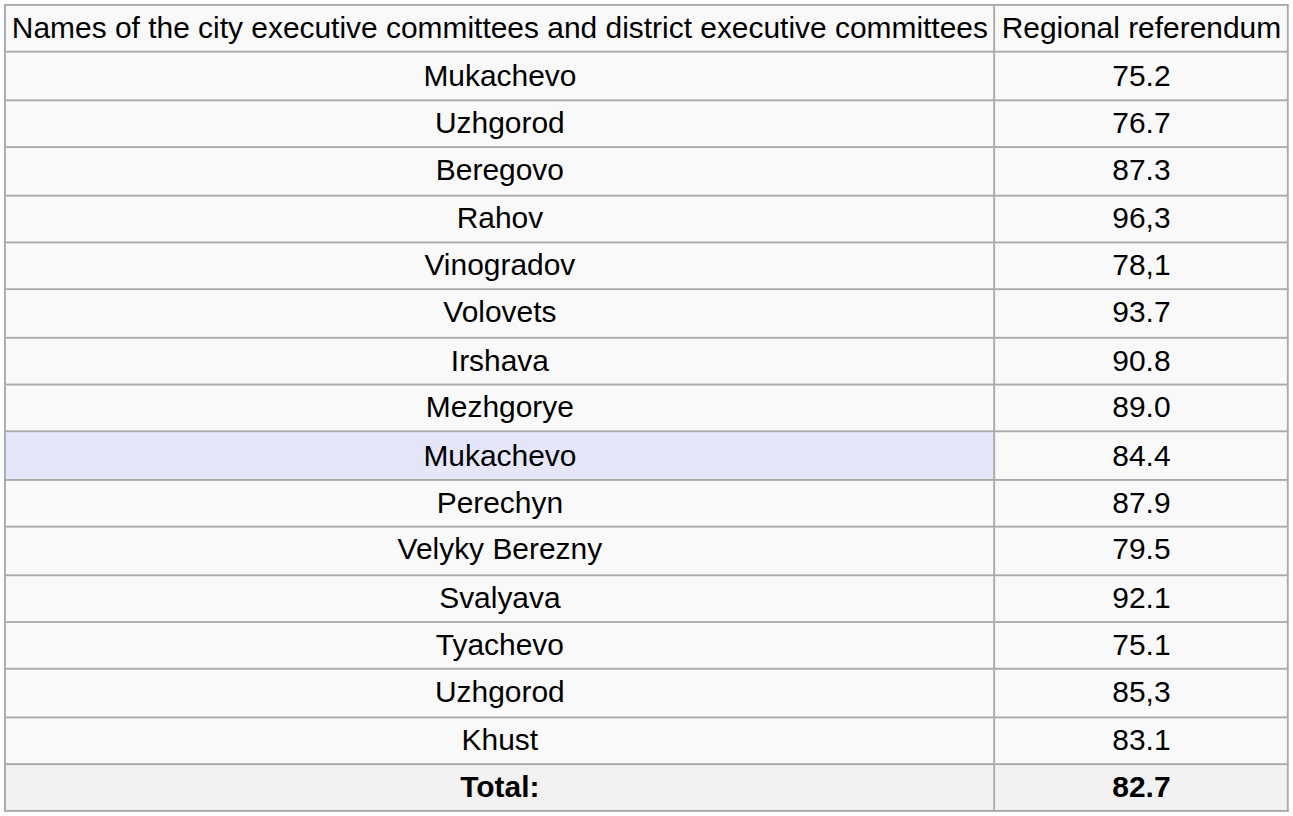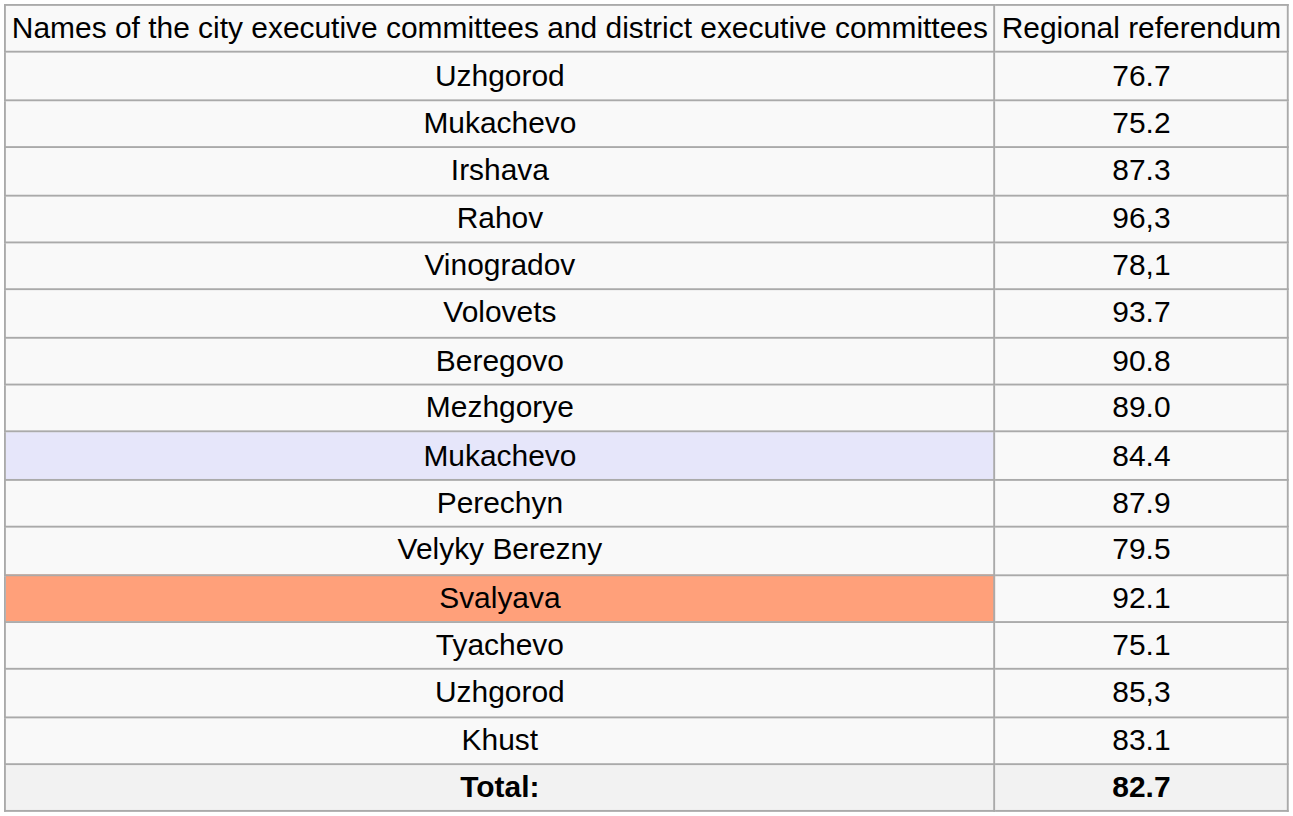rows swapped: (1141, 75) <-> (1141, 123)
(500, 170) Beregovo -> (500, 170) Irshava
(500, 360) Irshava -> (500, 360) Beregovo
(500, 597) no background -> (500, 597) lightsalmon background
